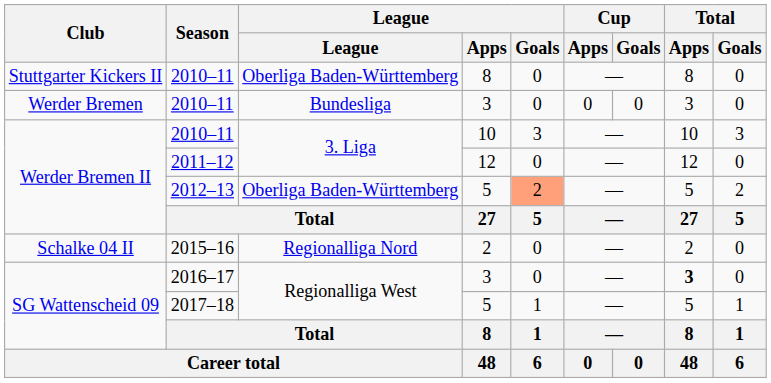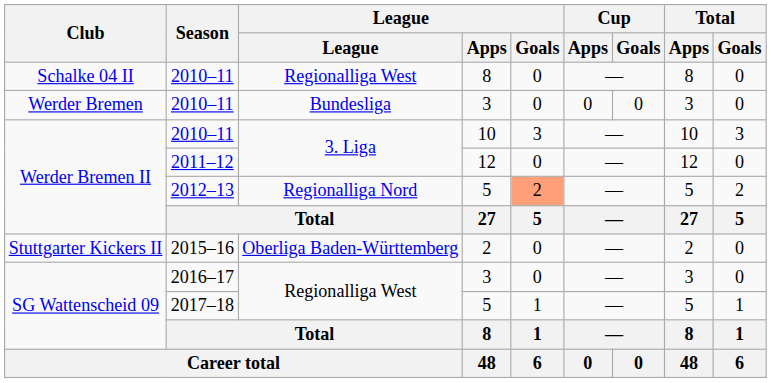(86, 76) Stuttgarter Kickers II -> (86, 76) Schalke 04 II
(350, 76) Oberliga Baden-Württemberg -> (350, 76) Regionalliga West
(350, 190) Oberliga Baden-Württemberg -> (350, 190) Regionalliga Nord
(86, 248) Schalke 04 II -> (86, 248) Stuttgarter Kickers II
(350, 248) Regionalliga Nord -> (350, 248) Oberliga Baden-Württemberg
(689, 276) bold -> (689, 276) normal
